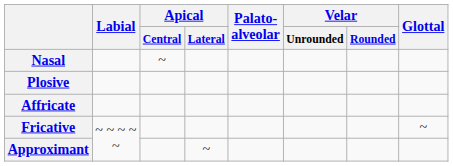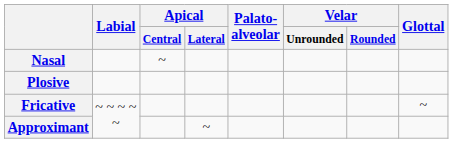- row: (48, 104)
